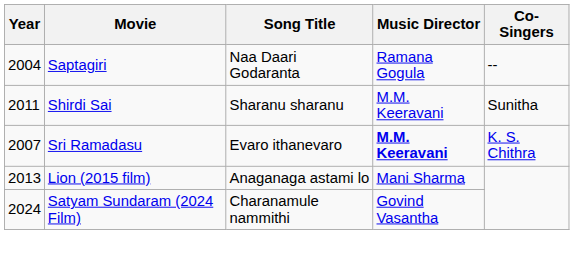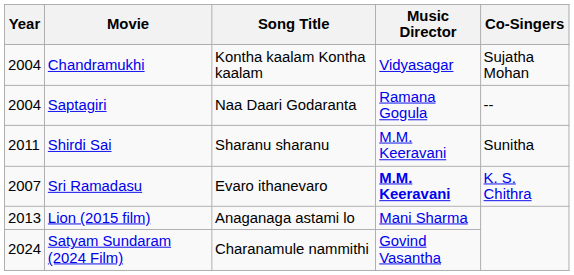+ row: (96, 65)
